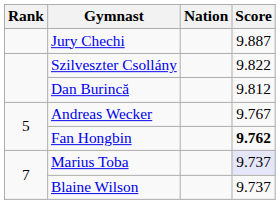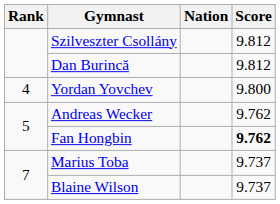- row: (88, 41)
(254, 65) 9.822 -> (254, 41) 9.812
+ row: (102, 89)
(254, 114) 9.767 -> (254, 114) 9.762
(254, 162) lavender background -> (254, 162) no background
